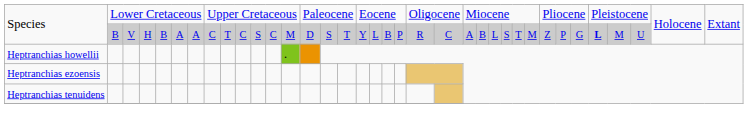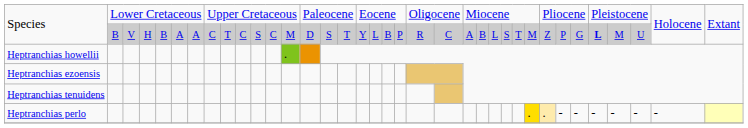+ row: (47, 114)
